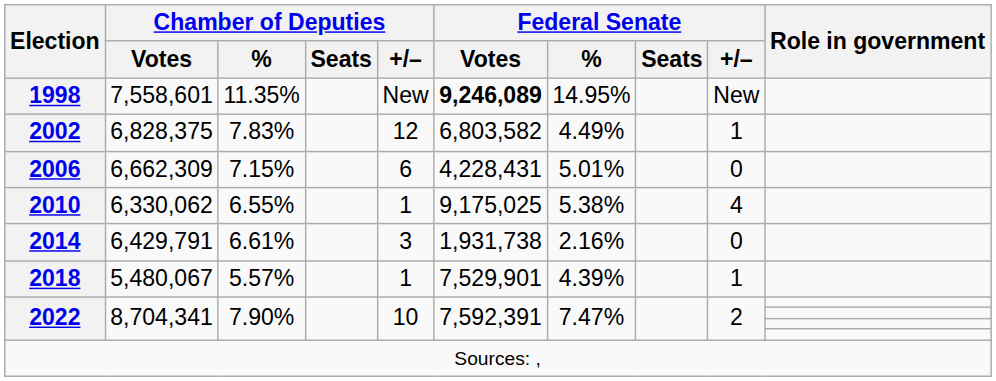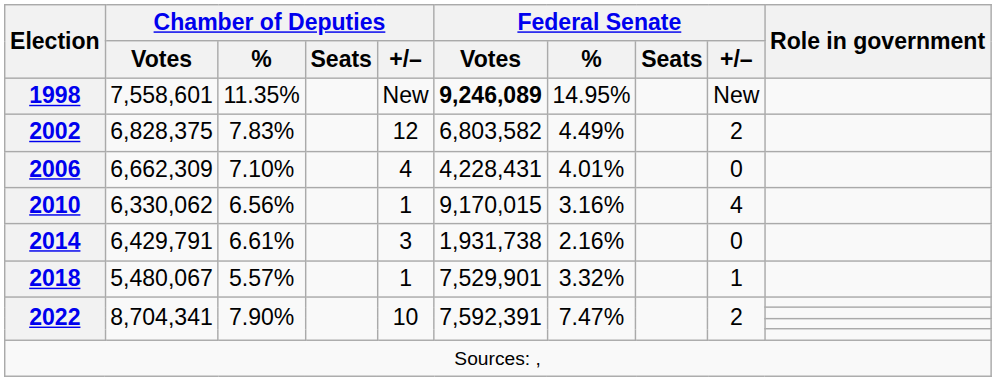(736, 132) 1 -> (736, 132) 2
(262, 168) 7.15% -> (262, 168) 7.10%
(406, 168) 6 -> (406, 168) 4
(591, 168) 5.01% -> (591, 168) 4.01%
(262, 205) 6.55% -> (262, 205) 6.56%
(491, 205) 9,175,025 -> (491, 205) 9,170,015
(591, 205) 5.38% -> (591, 205) 3.16%
(591, 278) 4.39% -> (591, 278) 3.32%
